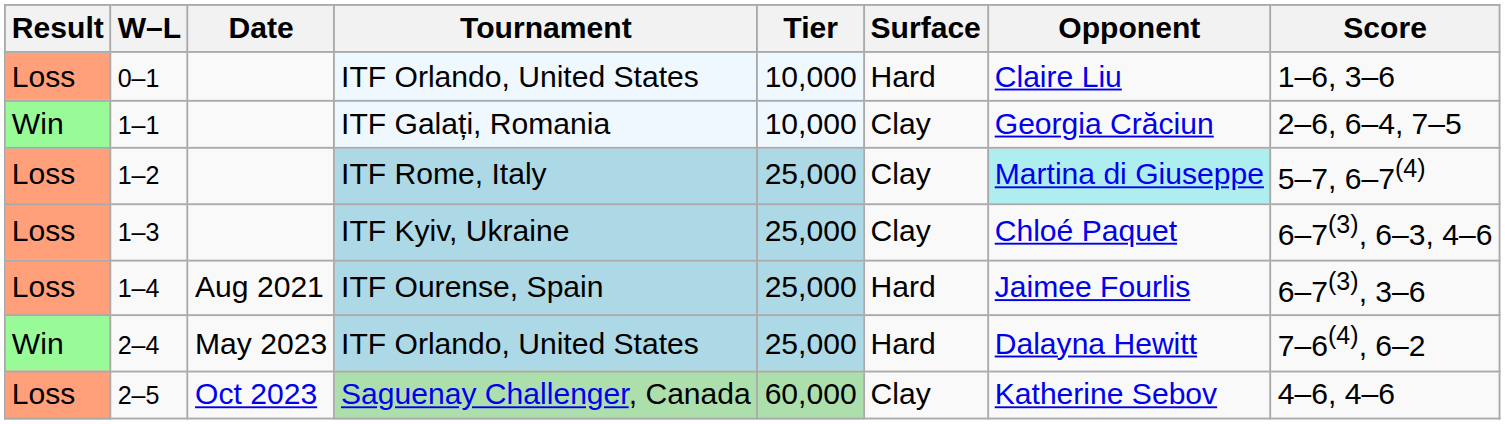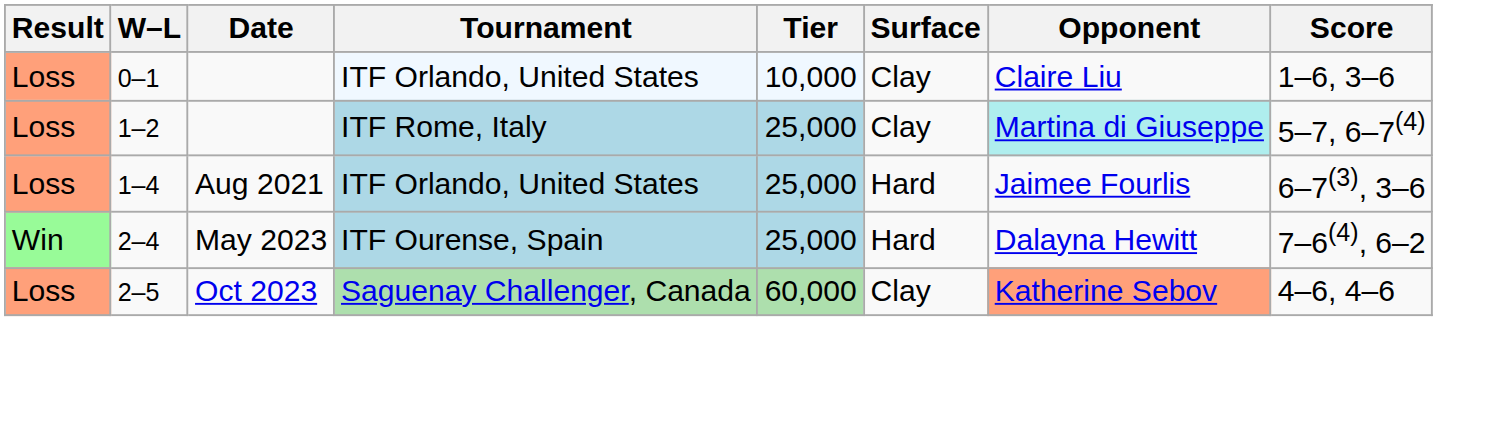(903, 76) Hard -> (901, 76) Clay
- row: (139, 125)
- row: (139, 233)
(472, 287) ITF Ourense, Spain -> (520, 183) ITF Orlando, United States
(520, 343) ITF Orlando, United States -> (472, 239) ITF Ourense, Spain
(1106, 394) no background -> (1106, 291) lightsalmon background
